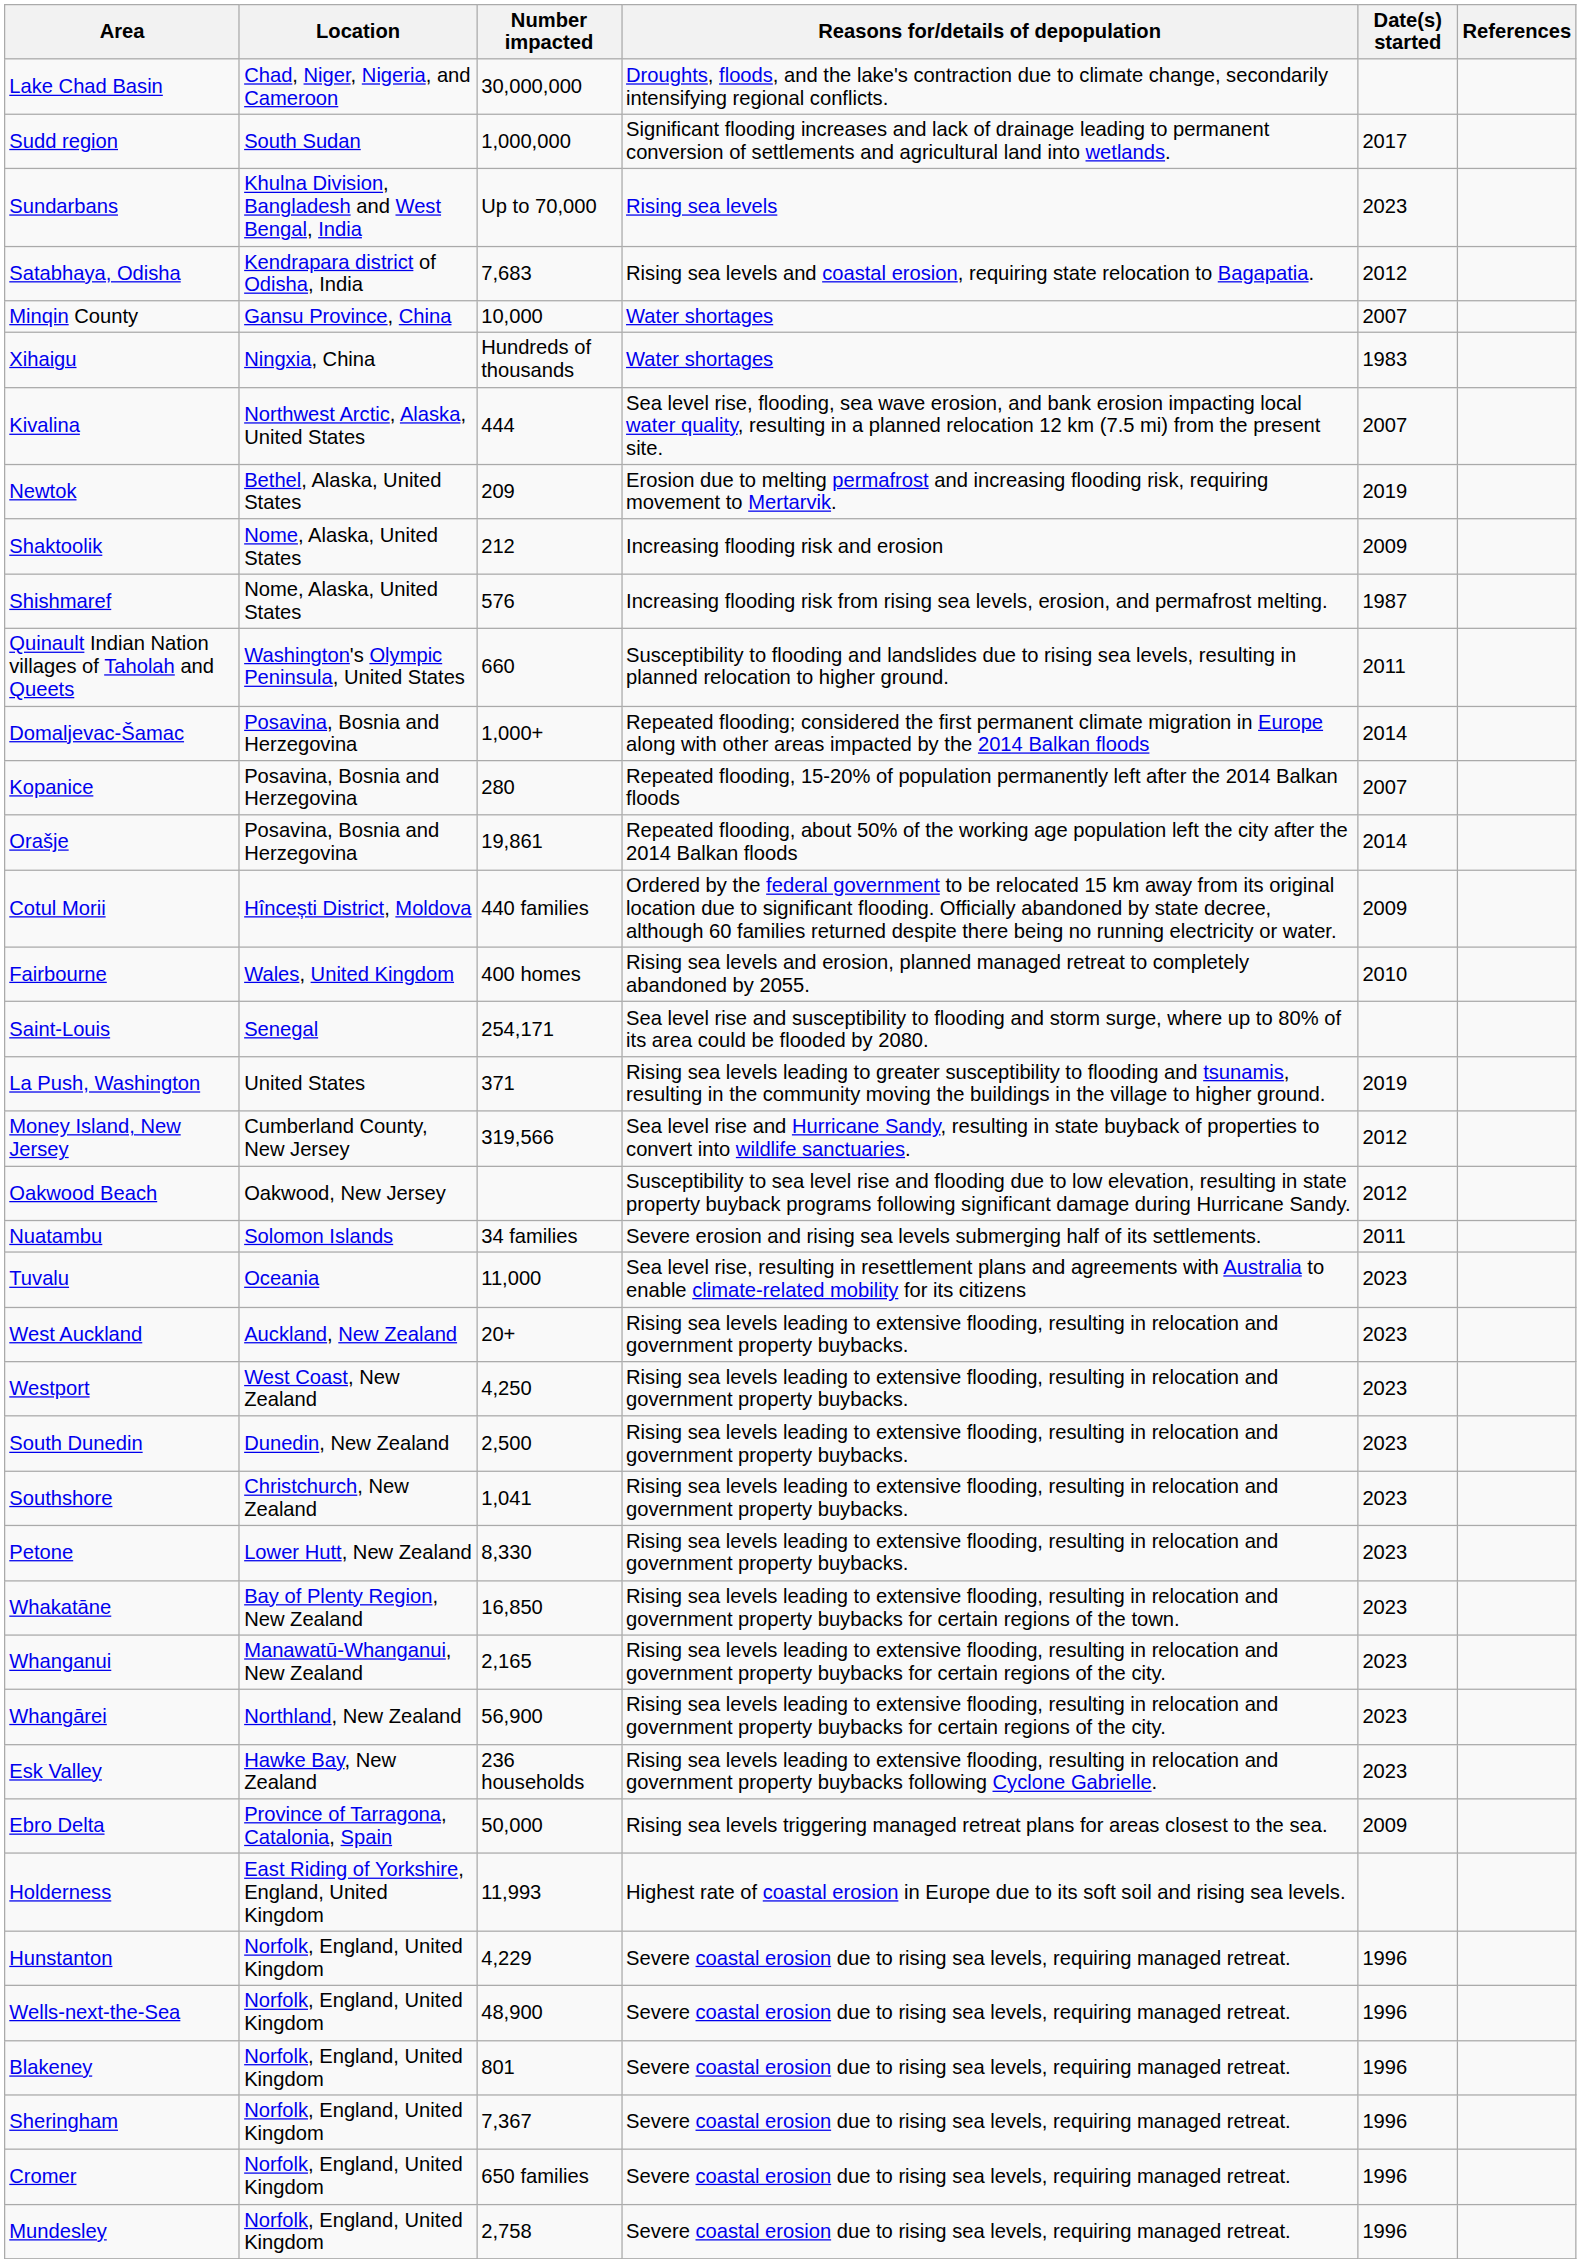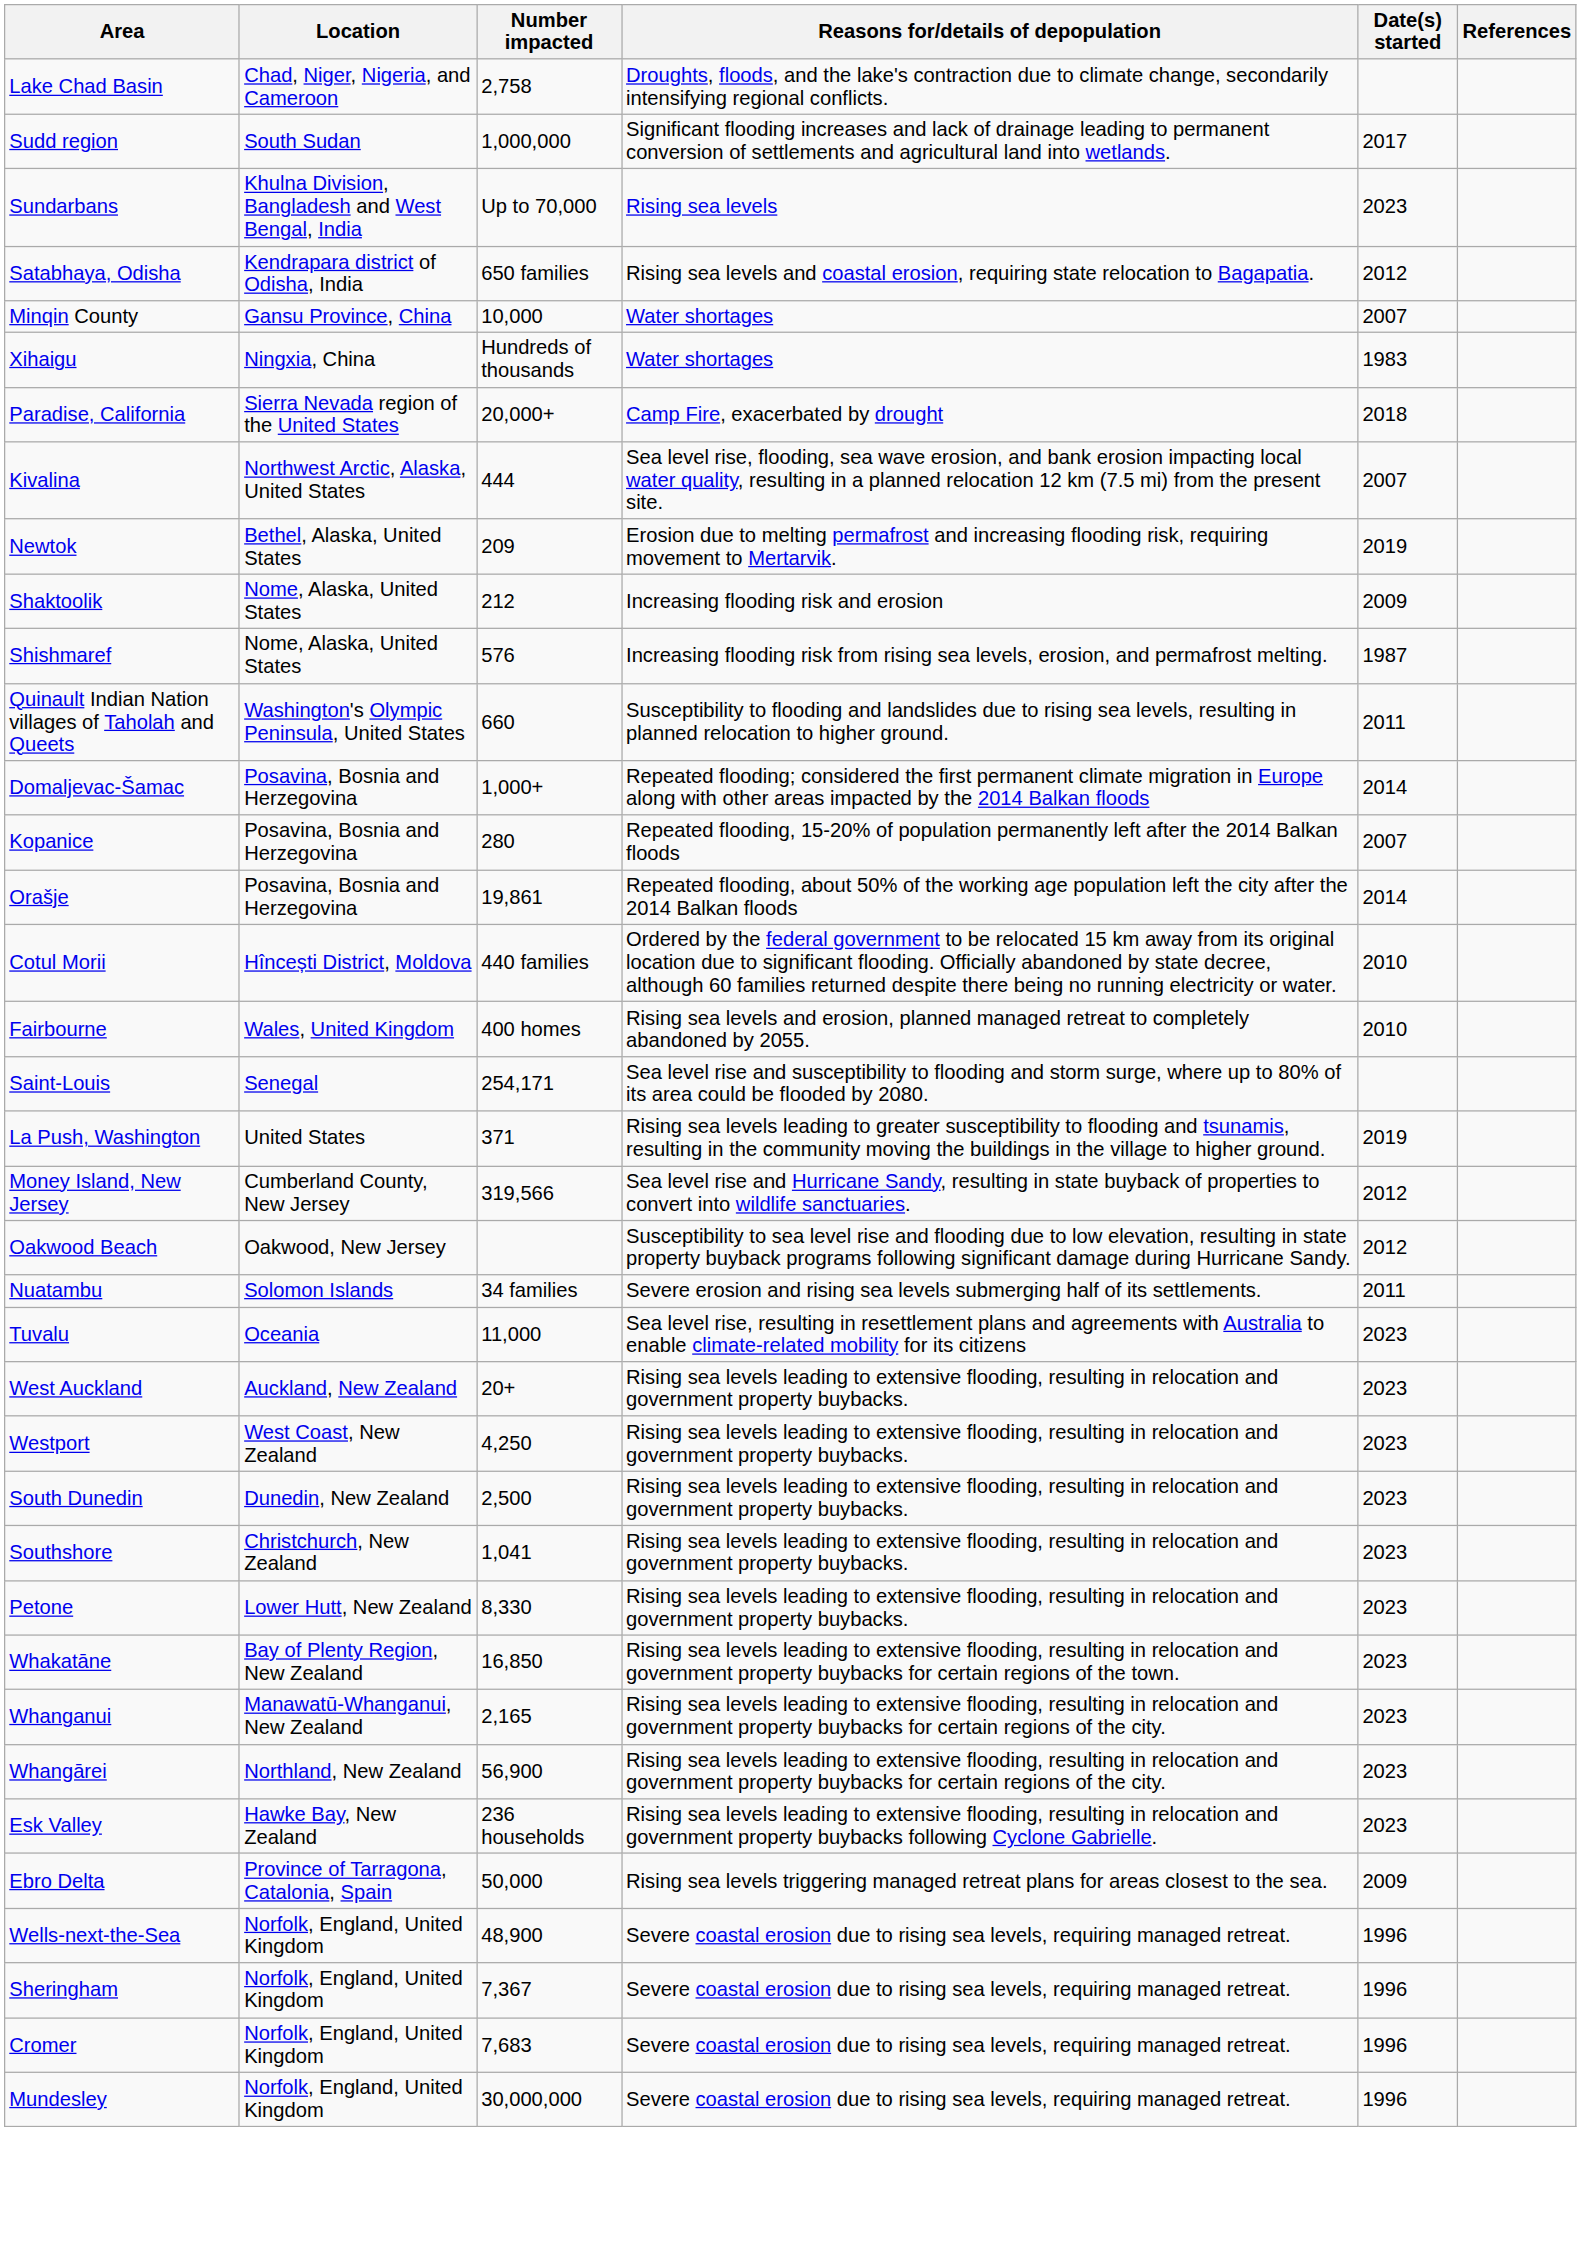(532, 86) 30,000,000 -> (506, 86) 2,758
(506, 273) 7,683 -> (535, 273) 650 families
+ row: (97, 414)
(1385, 908) 2009 -> (1385, 962) 2010
- row: (60, 1892)
- row: (61, 1958)
- row: (51, 2067)
(535, 2176) 650 families -> (506, 2044) 7,683
(506, 2231) 2,758 -> (532, 2099) 30,000,000
